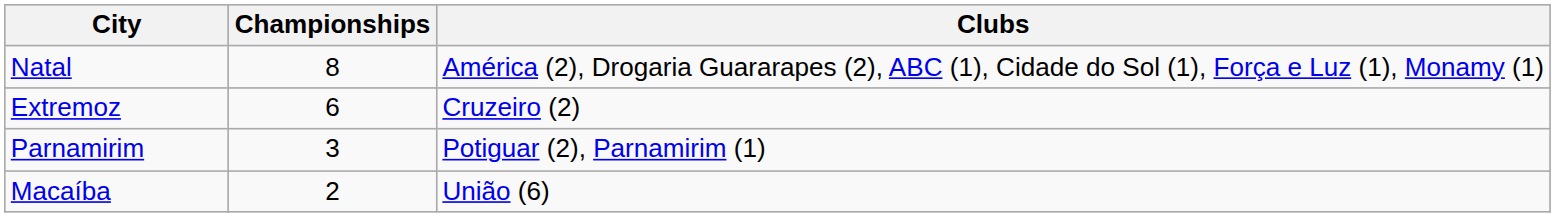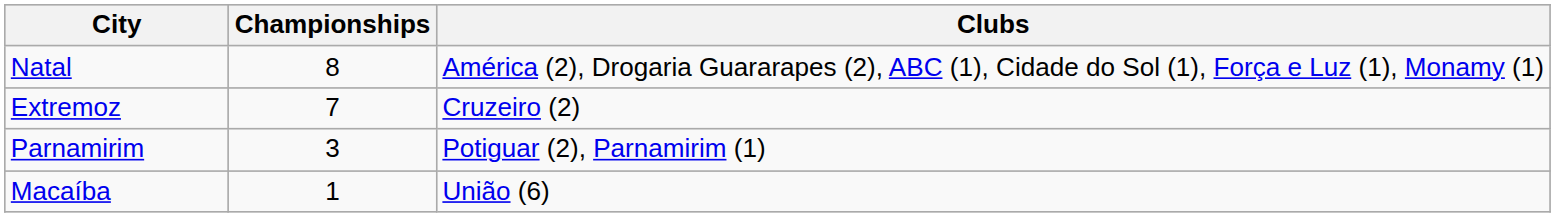(333, 107) 6 -> (333, 107) 7
(333, 190) 2 -> (333, 190) 1
